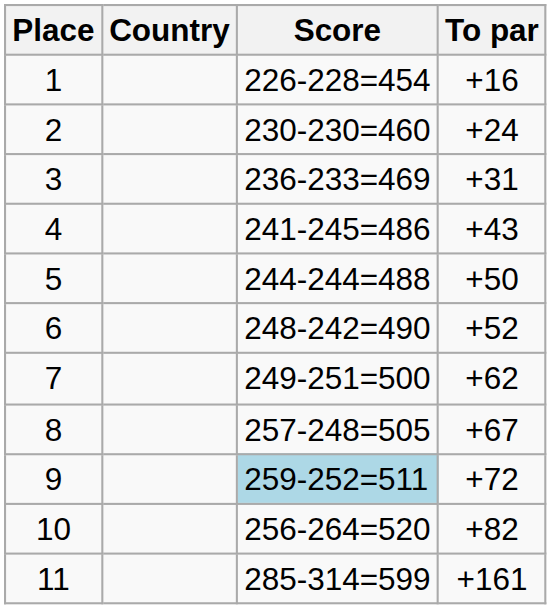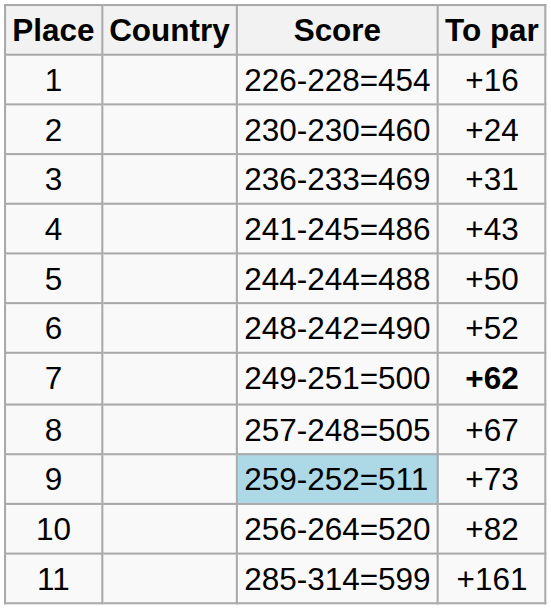(492, 379) normal -> (492, 379) bold
(492, 478) +72 -> (492, 478) +73
